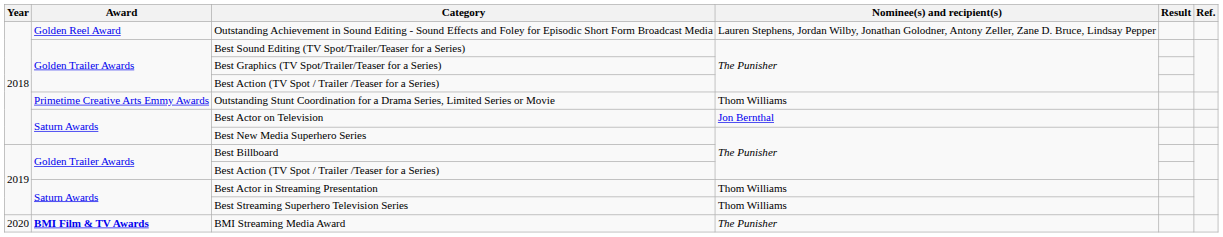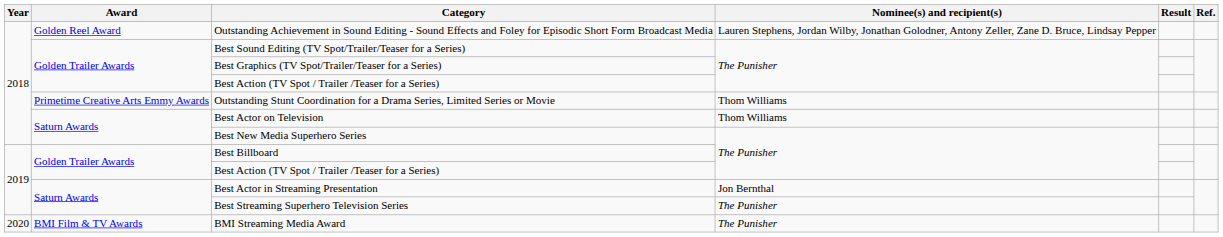(746, 118) Jon Bernthal -> (752, 118) Thom Williams
(752, 188) Thom Williams -> (746, 188) Jon Bernthal
(752, 205) Thom Williams -> (747, 205) The Punisher
(91, 223) bold -> (88, 223) normal
